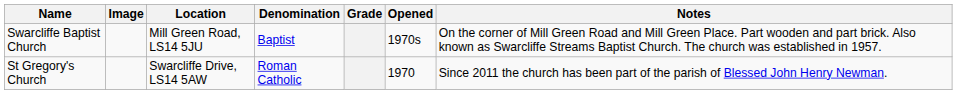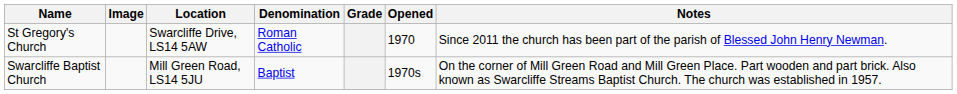rows swapped: (41, 73) <-> (54, 40)
